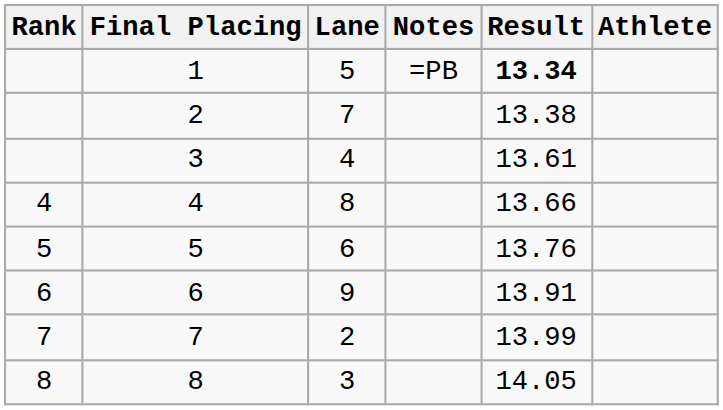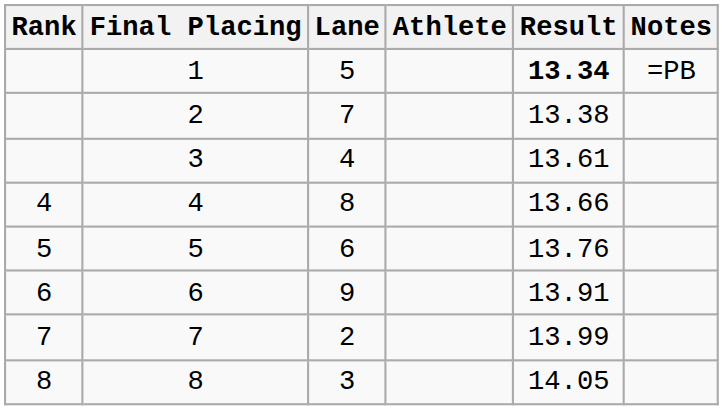columns swapped: (655, 27) <-> (434, 27)
